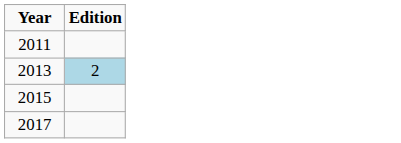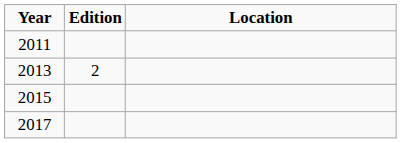+ column: (261, 17)
(95, 71) lightblue background -> (95, 71) no background
